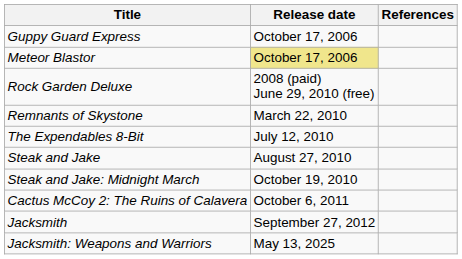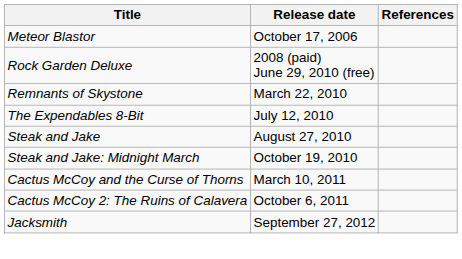- row: (74, 36)
(305, 57) khaki background -> (305, 36) no background
+ row: (126, 179)
- row: (110, 243)
